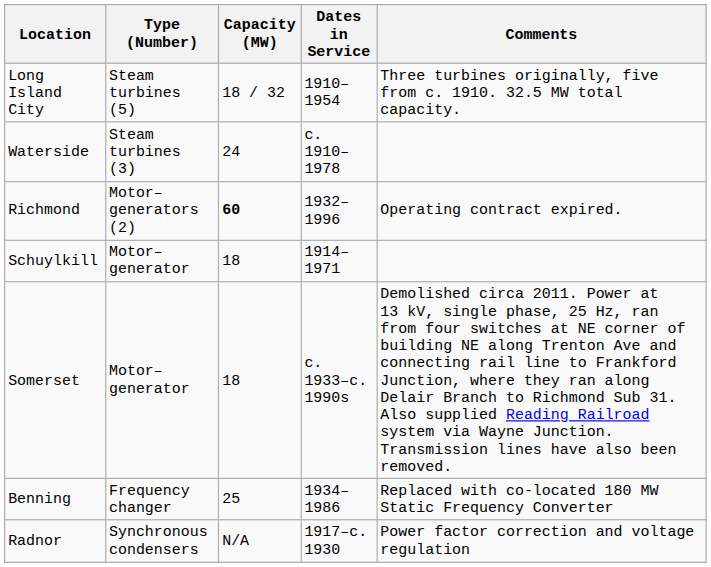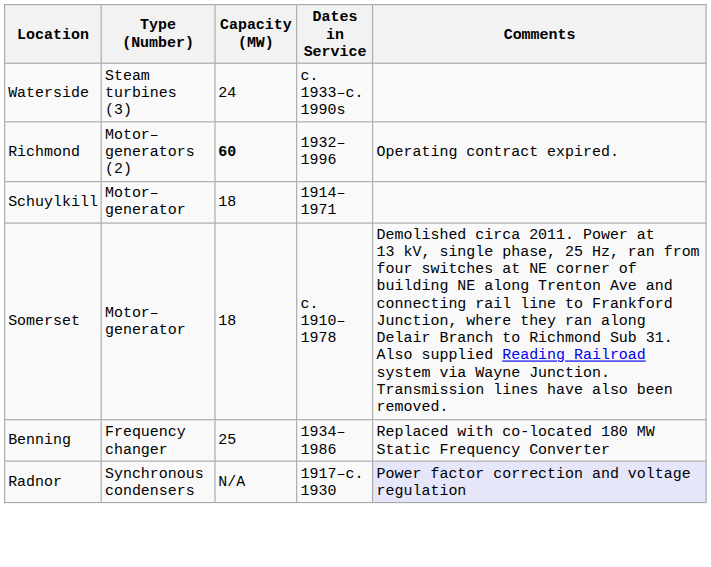- row: (35, 93)
(327, 152) c. 1910–1978 -> (332, 93) c. 1933–c. 1990s
(336, 380) c. 1933–c. 1990s -> (323, 321) c. 1910–1978
(537, 541) no background -> (534, 482) lavender background
